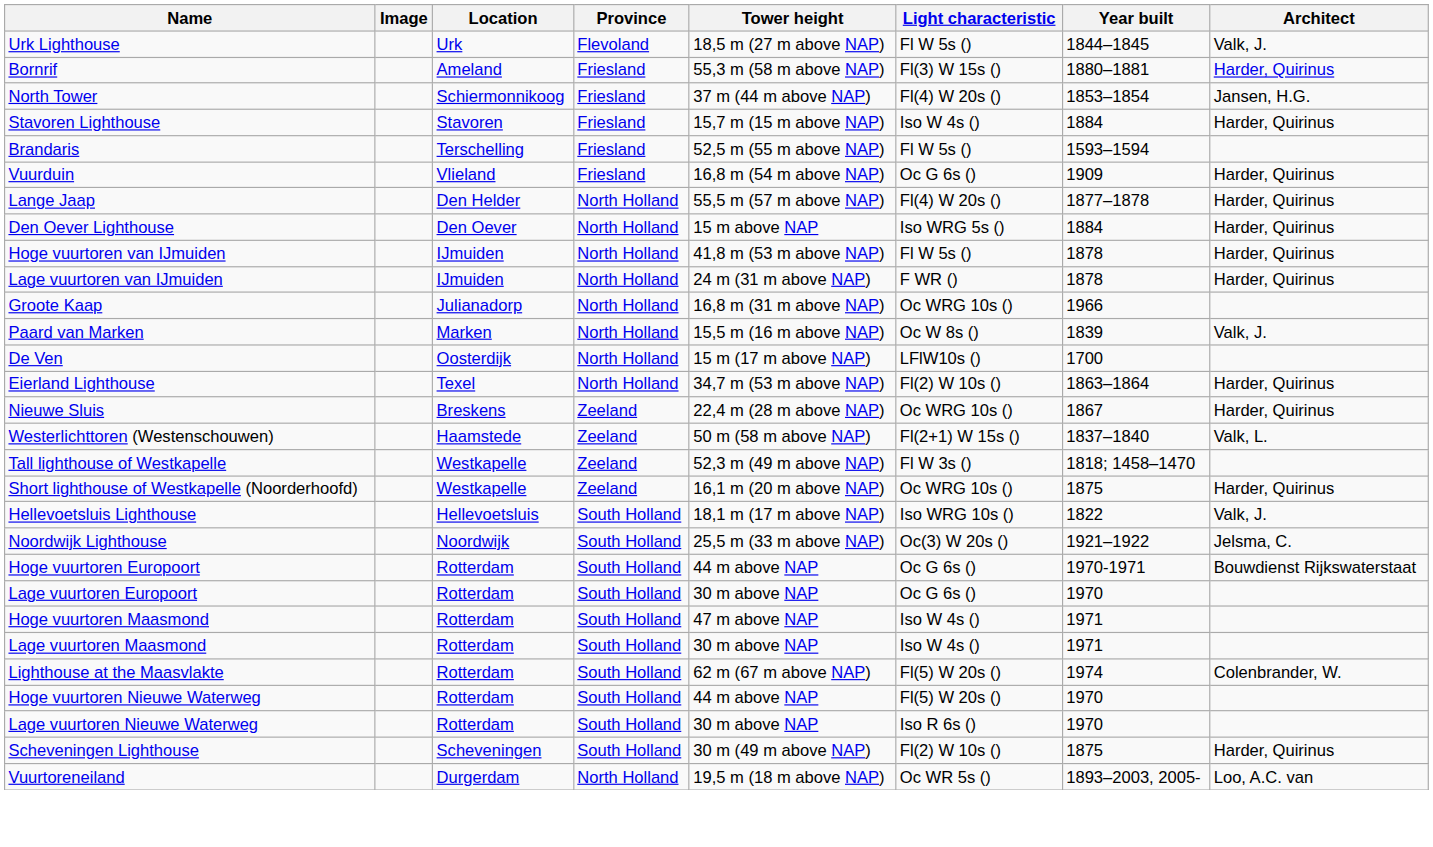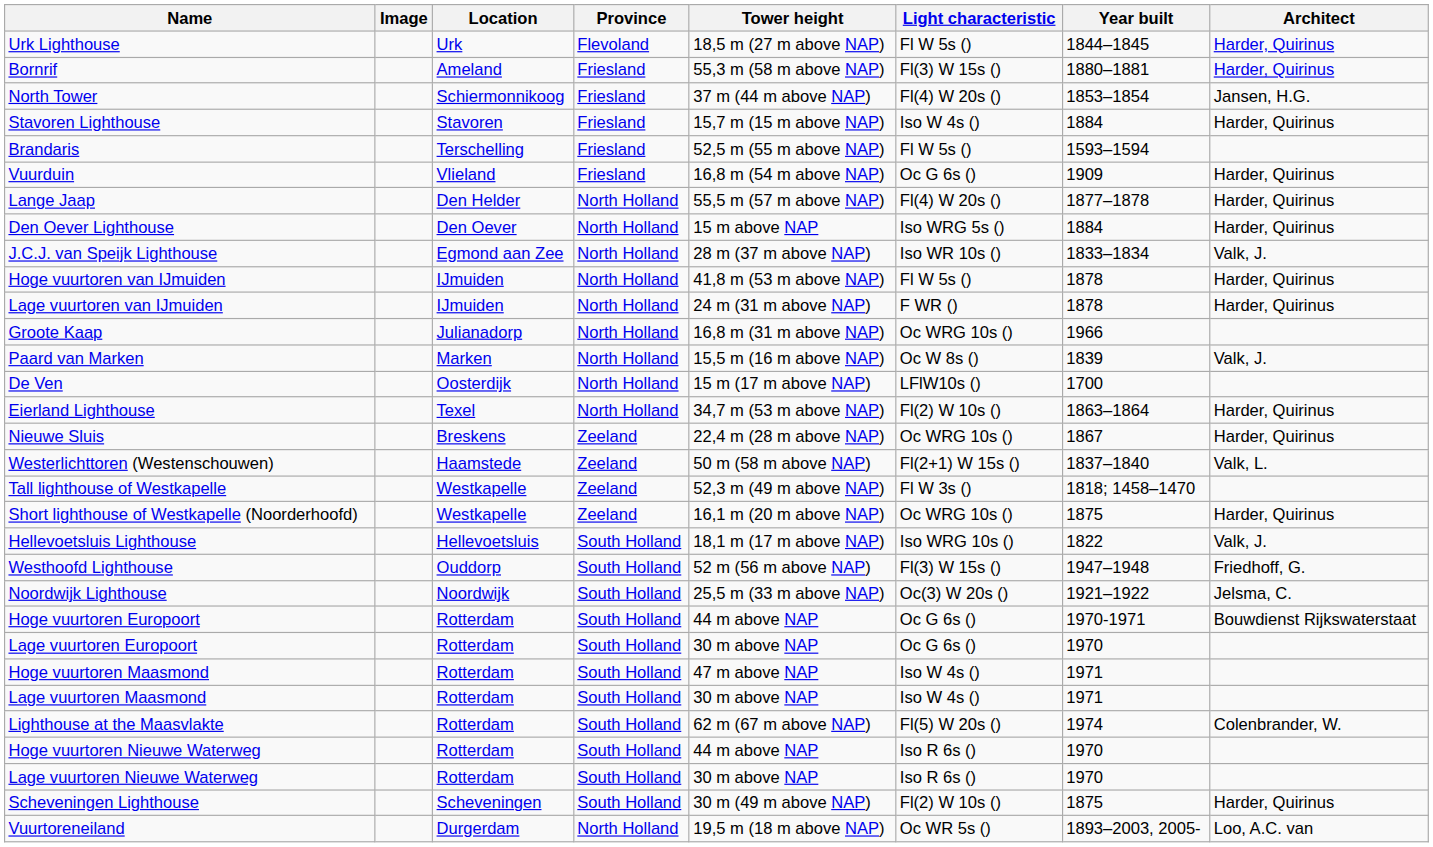(1240, 44) Valk, J. -> (1274, 44) Harder, Quirinus
+ row: (113, 254)
+ row: (91, 567)
(950, 698) Fl(5) W 20s () -> (938, 751) Iso R 6s ()
